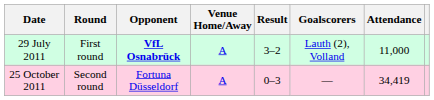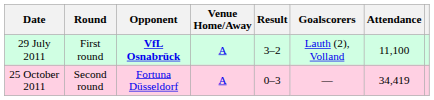(394, 50) 11,000 -> (394, 50) 11,100
